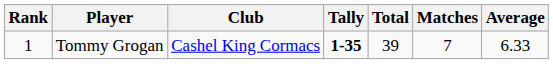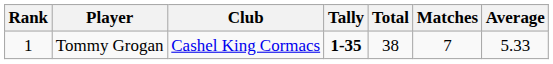(390, 44) 39 -> (390, 44) 38
(515, 44) 6.33 -> (515, 44) 5.33
